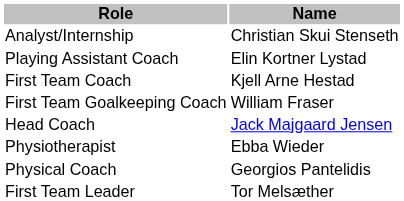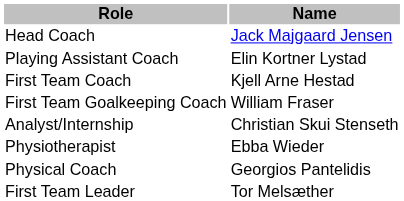rows swapped: (50, 125) <-> (69, 36)
